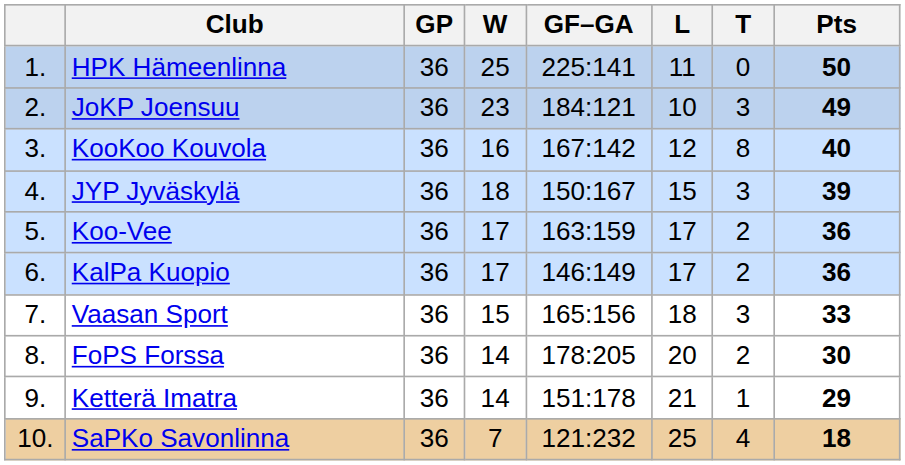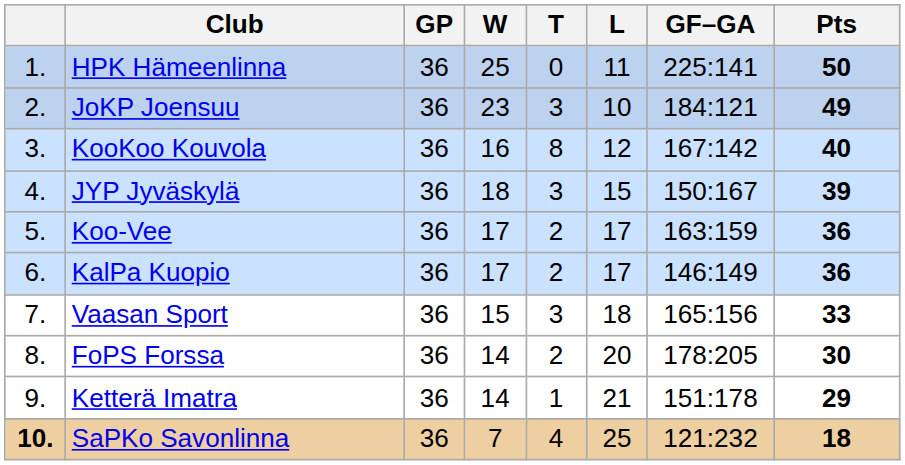columns swapped: (743, 25) <-> (589, 25)
(35, 438) normal -> (35, 438) bold
